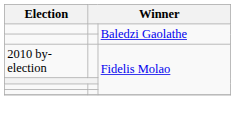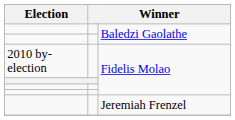+ row: (46, 105)
